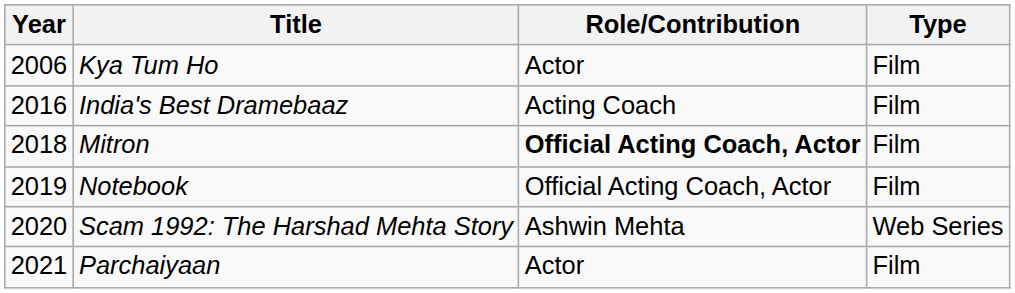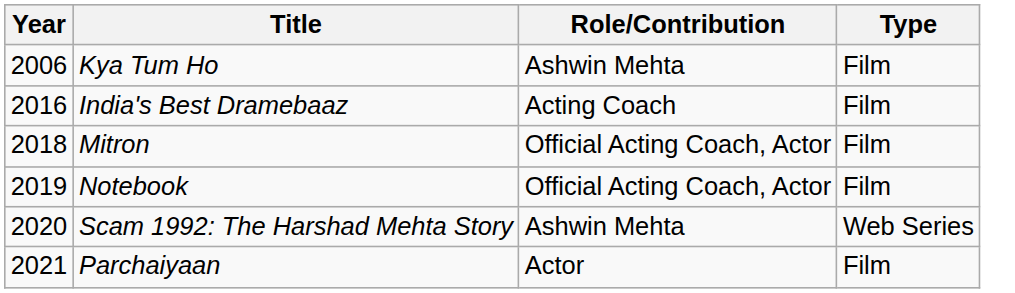(555, 65) Actor -> (605, 65) Ashwin Mehta
(693, 145) bold -> (678, 145) normal
